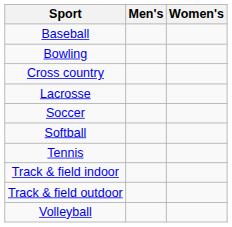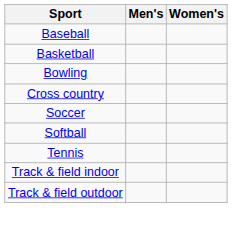+ row: (65, 53)
- row: (65, 93)
- row: (65, 212)
